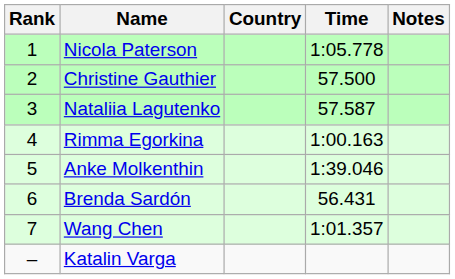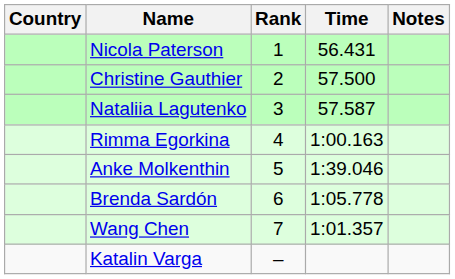columns swapped: (32, 19) <-> (265, 19)
(347, 49) 1:05.778 -> (347, 49) 56.431
(347, 199) 56.431 -> (347, 199) 1:05.778
